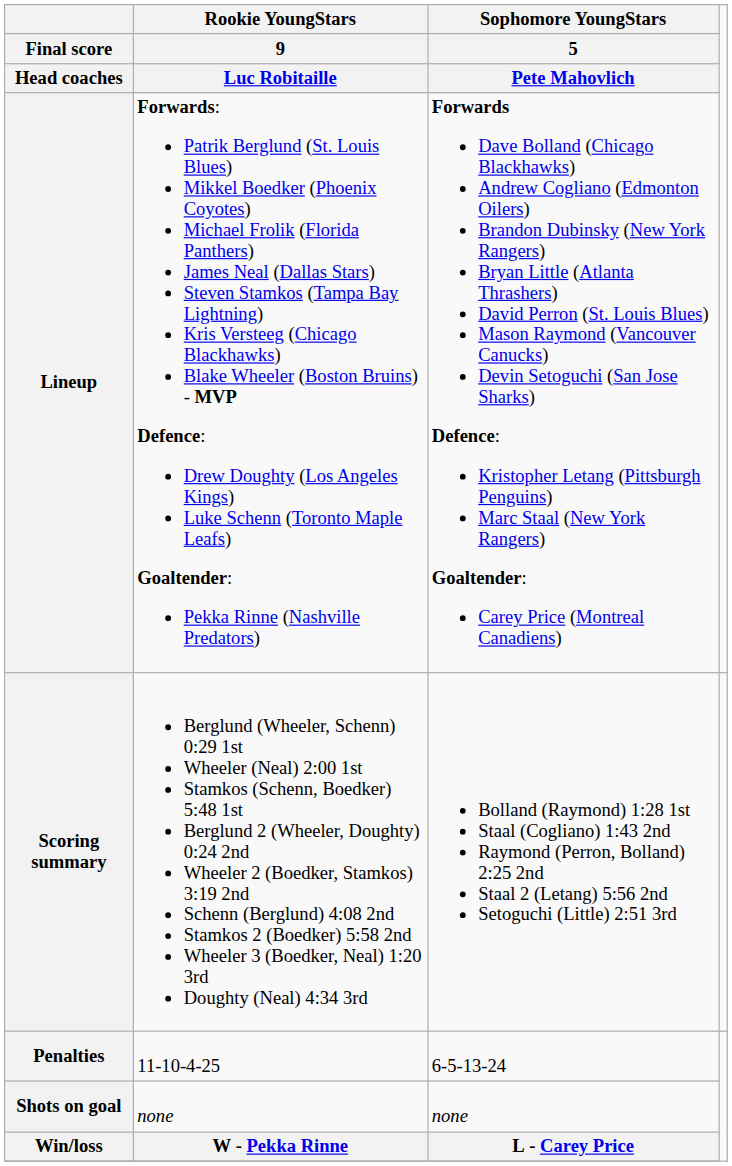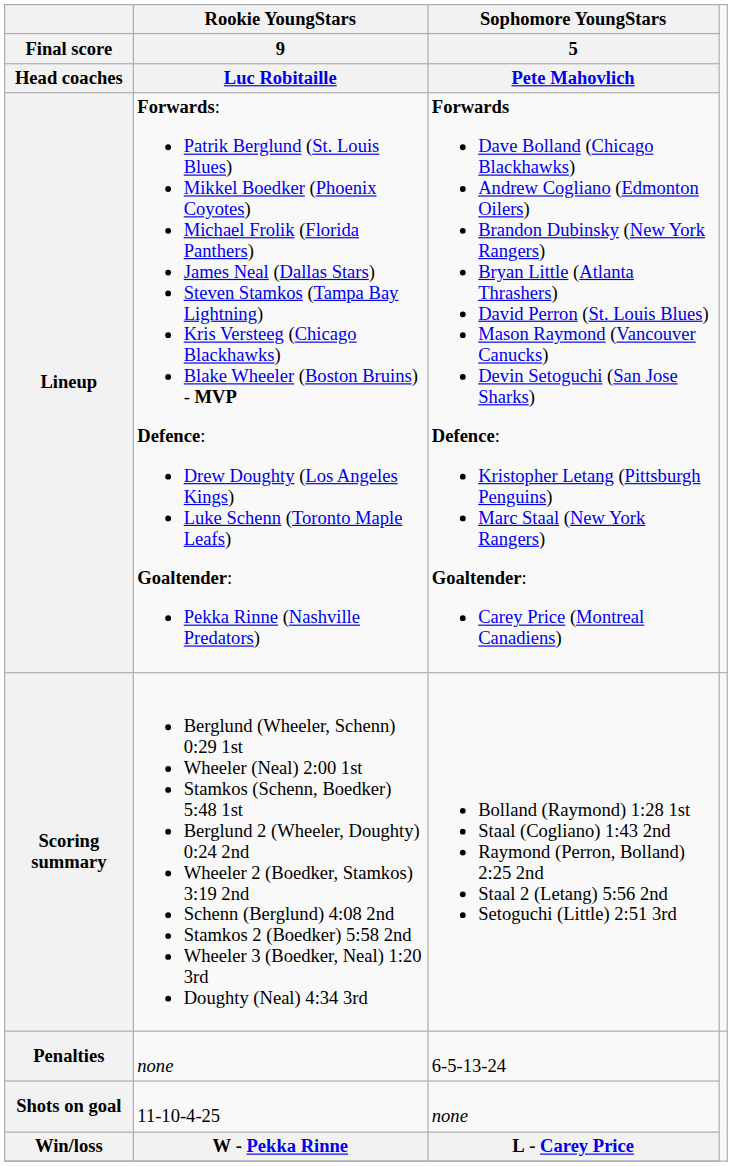(179, 1066) 11-10-4-25 -> (155, 1066) none
(155, 1116) none -> (179, 1116) 11-10-4-25
